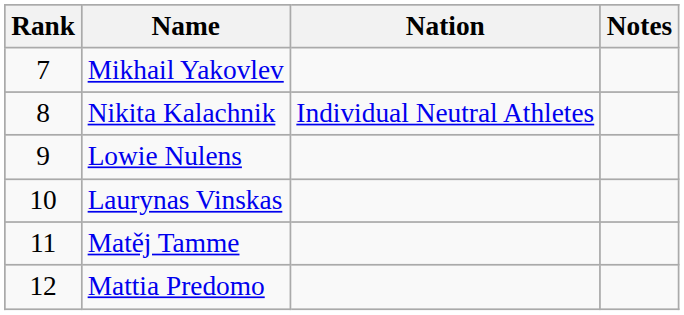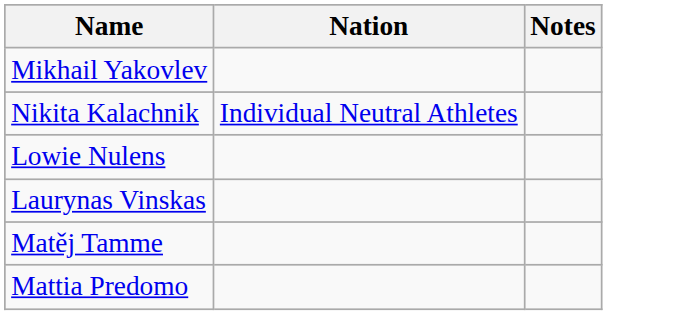- column: (43, 26)
